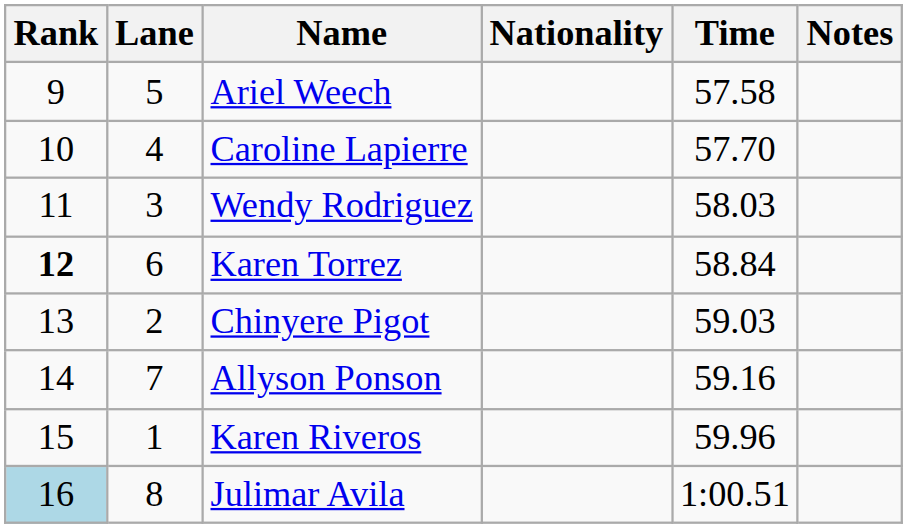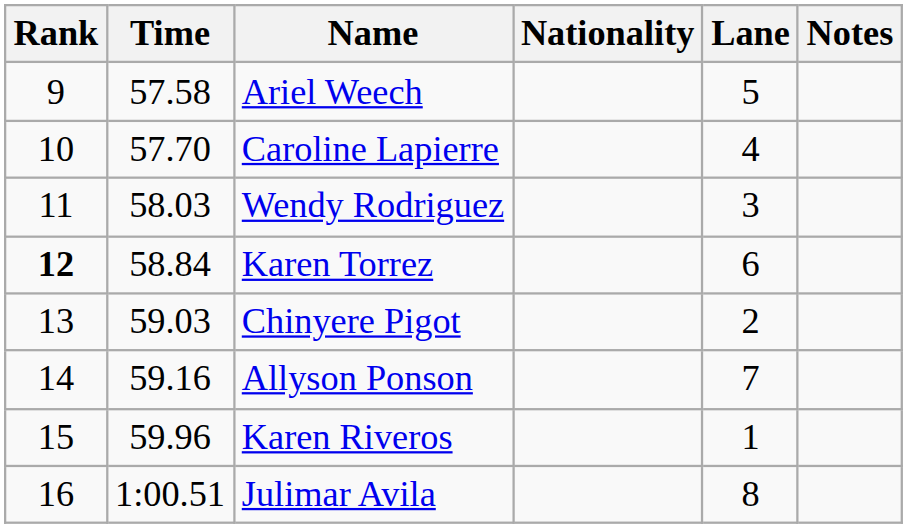columns swapped: (154, 33) <-> (735, 33)
(56, 494) lightblue background -> (56, 494) no background
